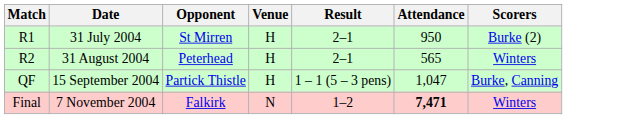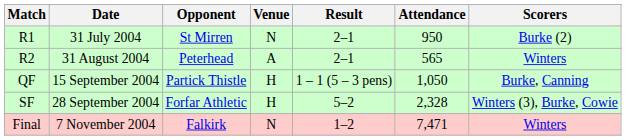(270, 37) H -> (271, 37) N
(270, 59) H -> (271, 59) A
(431, 80) 1,047 -> (432, 80) 1,050
+ row: (27, 102)
(431, 102) bold -> (432, 124) normal
